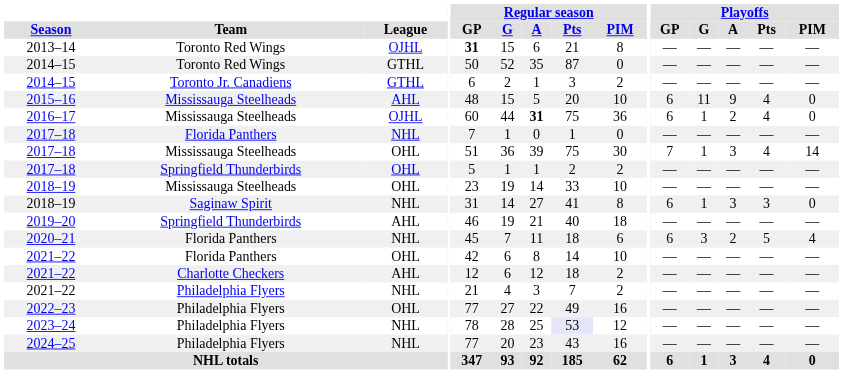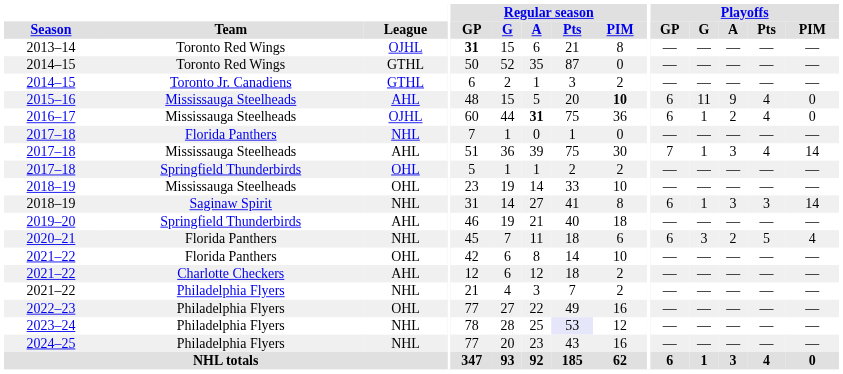(620, 99) normal -> (620, 99) bold
(405, 151) OHL -> (405, 151) AHL
(812, 204) 0 -> (812, 204) 14
